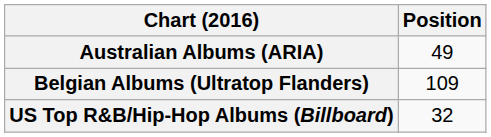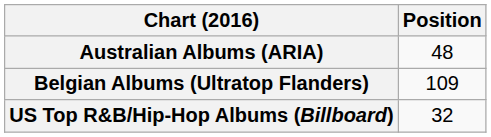(442, 52) 49 -> (442, 52) 48
